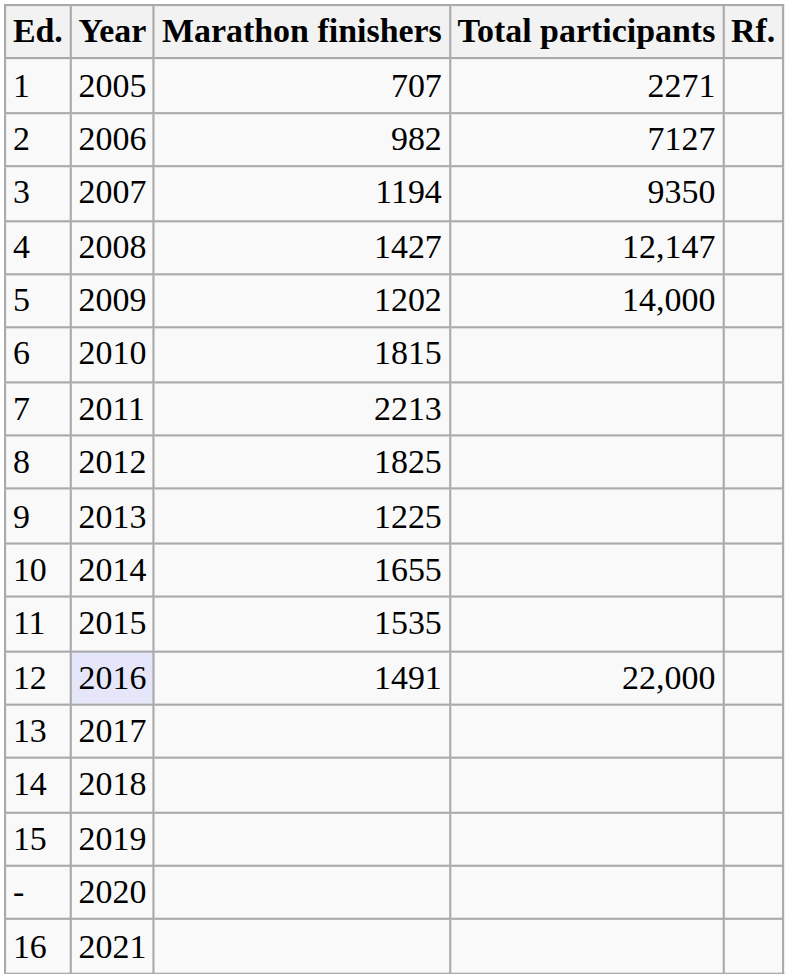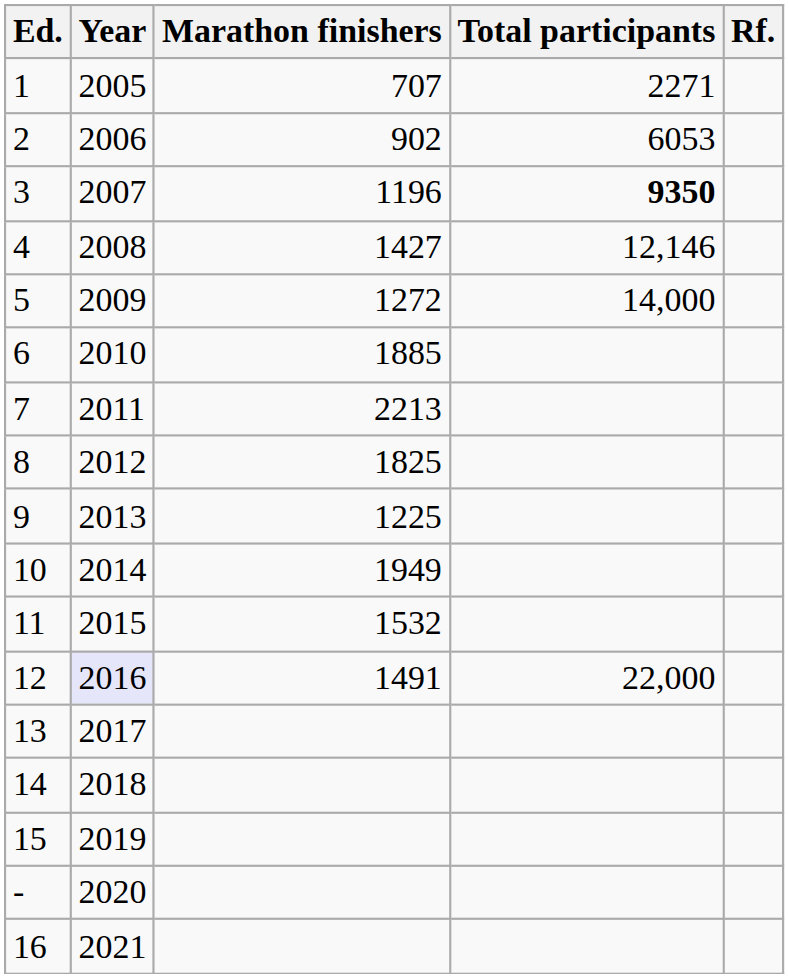(416, 138) 982 -> (416, 138) 902
(681, 138) 7127 -> (681, 138) 6053
(409, 192) 1194 -> (409, 192) 1196
(681, 192) normal -> (681, 192) bold
(669, 246) 12,147 -> (669, 246) 12,146
(408, 300) 1202 -> (408, 300) 1272
(408, 354) 1815 -> (408, 354) 1885
(408, 569) 1655 -> (408, 569) 1949
(408, 623) 1535 -> (408, 623) 1532
